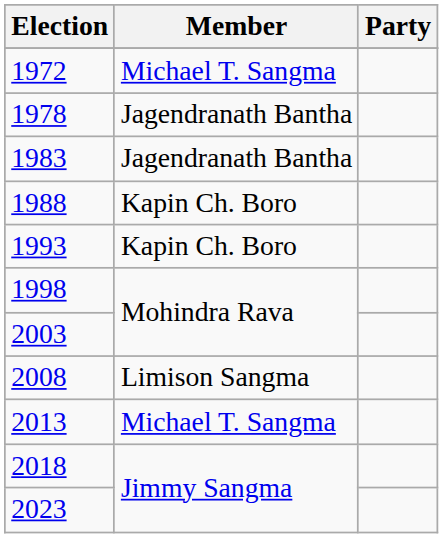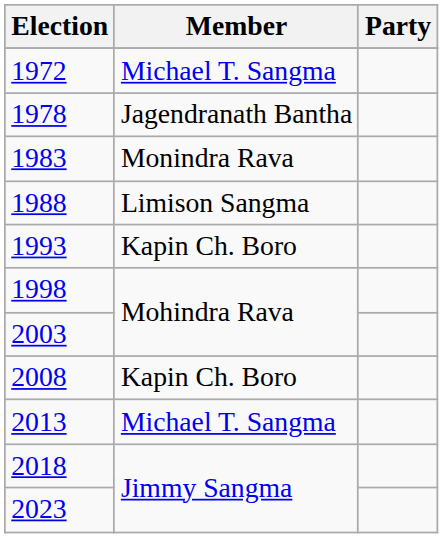(237, 158) Jagendranath Bantha -> (207, 158) Monindra Rava
(209, 202) Kapin Ch. Boro -> (215, 202) Limison Sangma
(215, 377) Limison Sangma -> (209, 377) Kapin Ch. Boro
